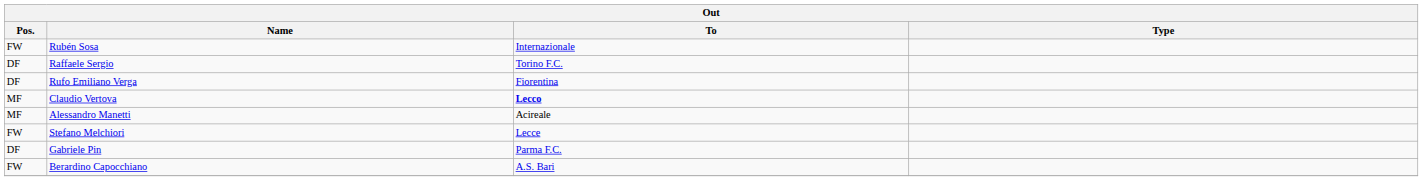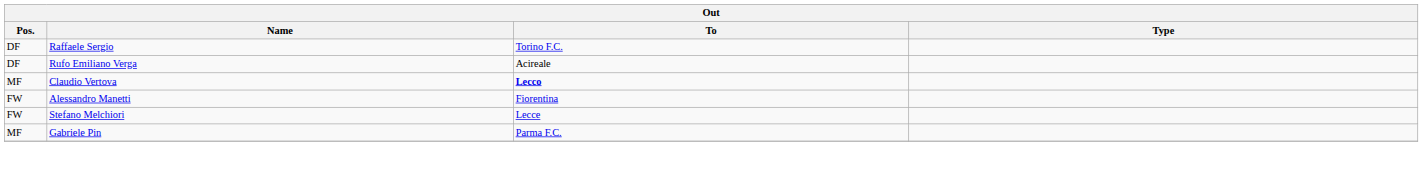- row: (74, 47)
(537, 81) Fiorentina -> (533, 64) Acireale
(14, 116) MF -> (15, 98) FW
(533, 116) Acireale -> (537, 98) Fiorentina
(13, 150) DF -> (14, 133) MF
- row: (98, 167)
